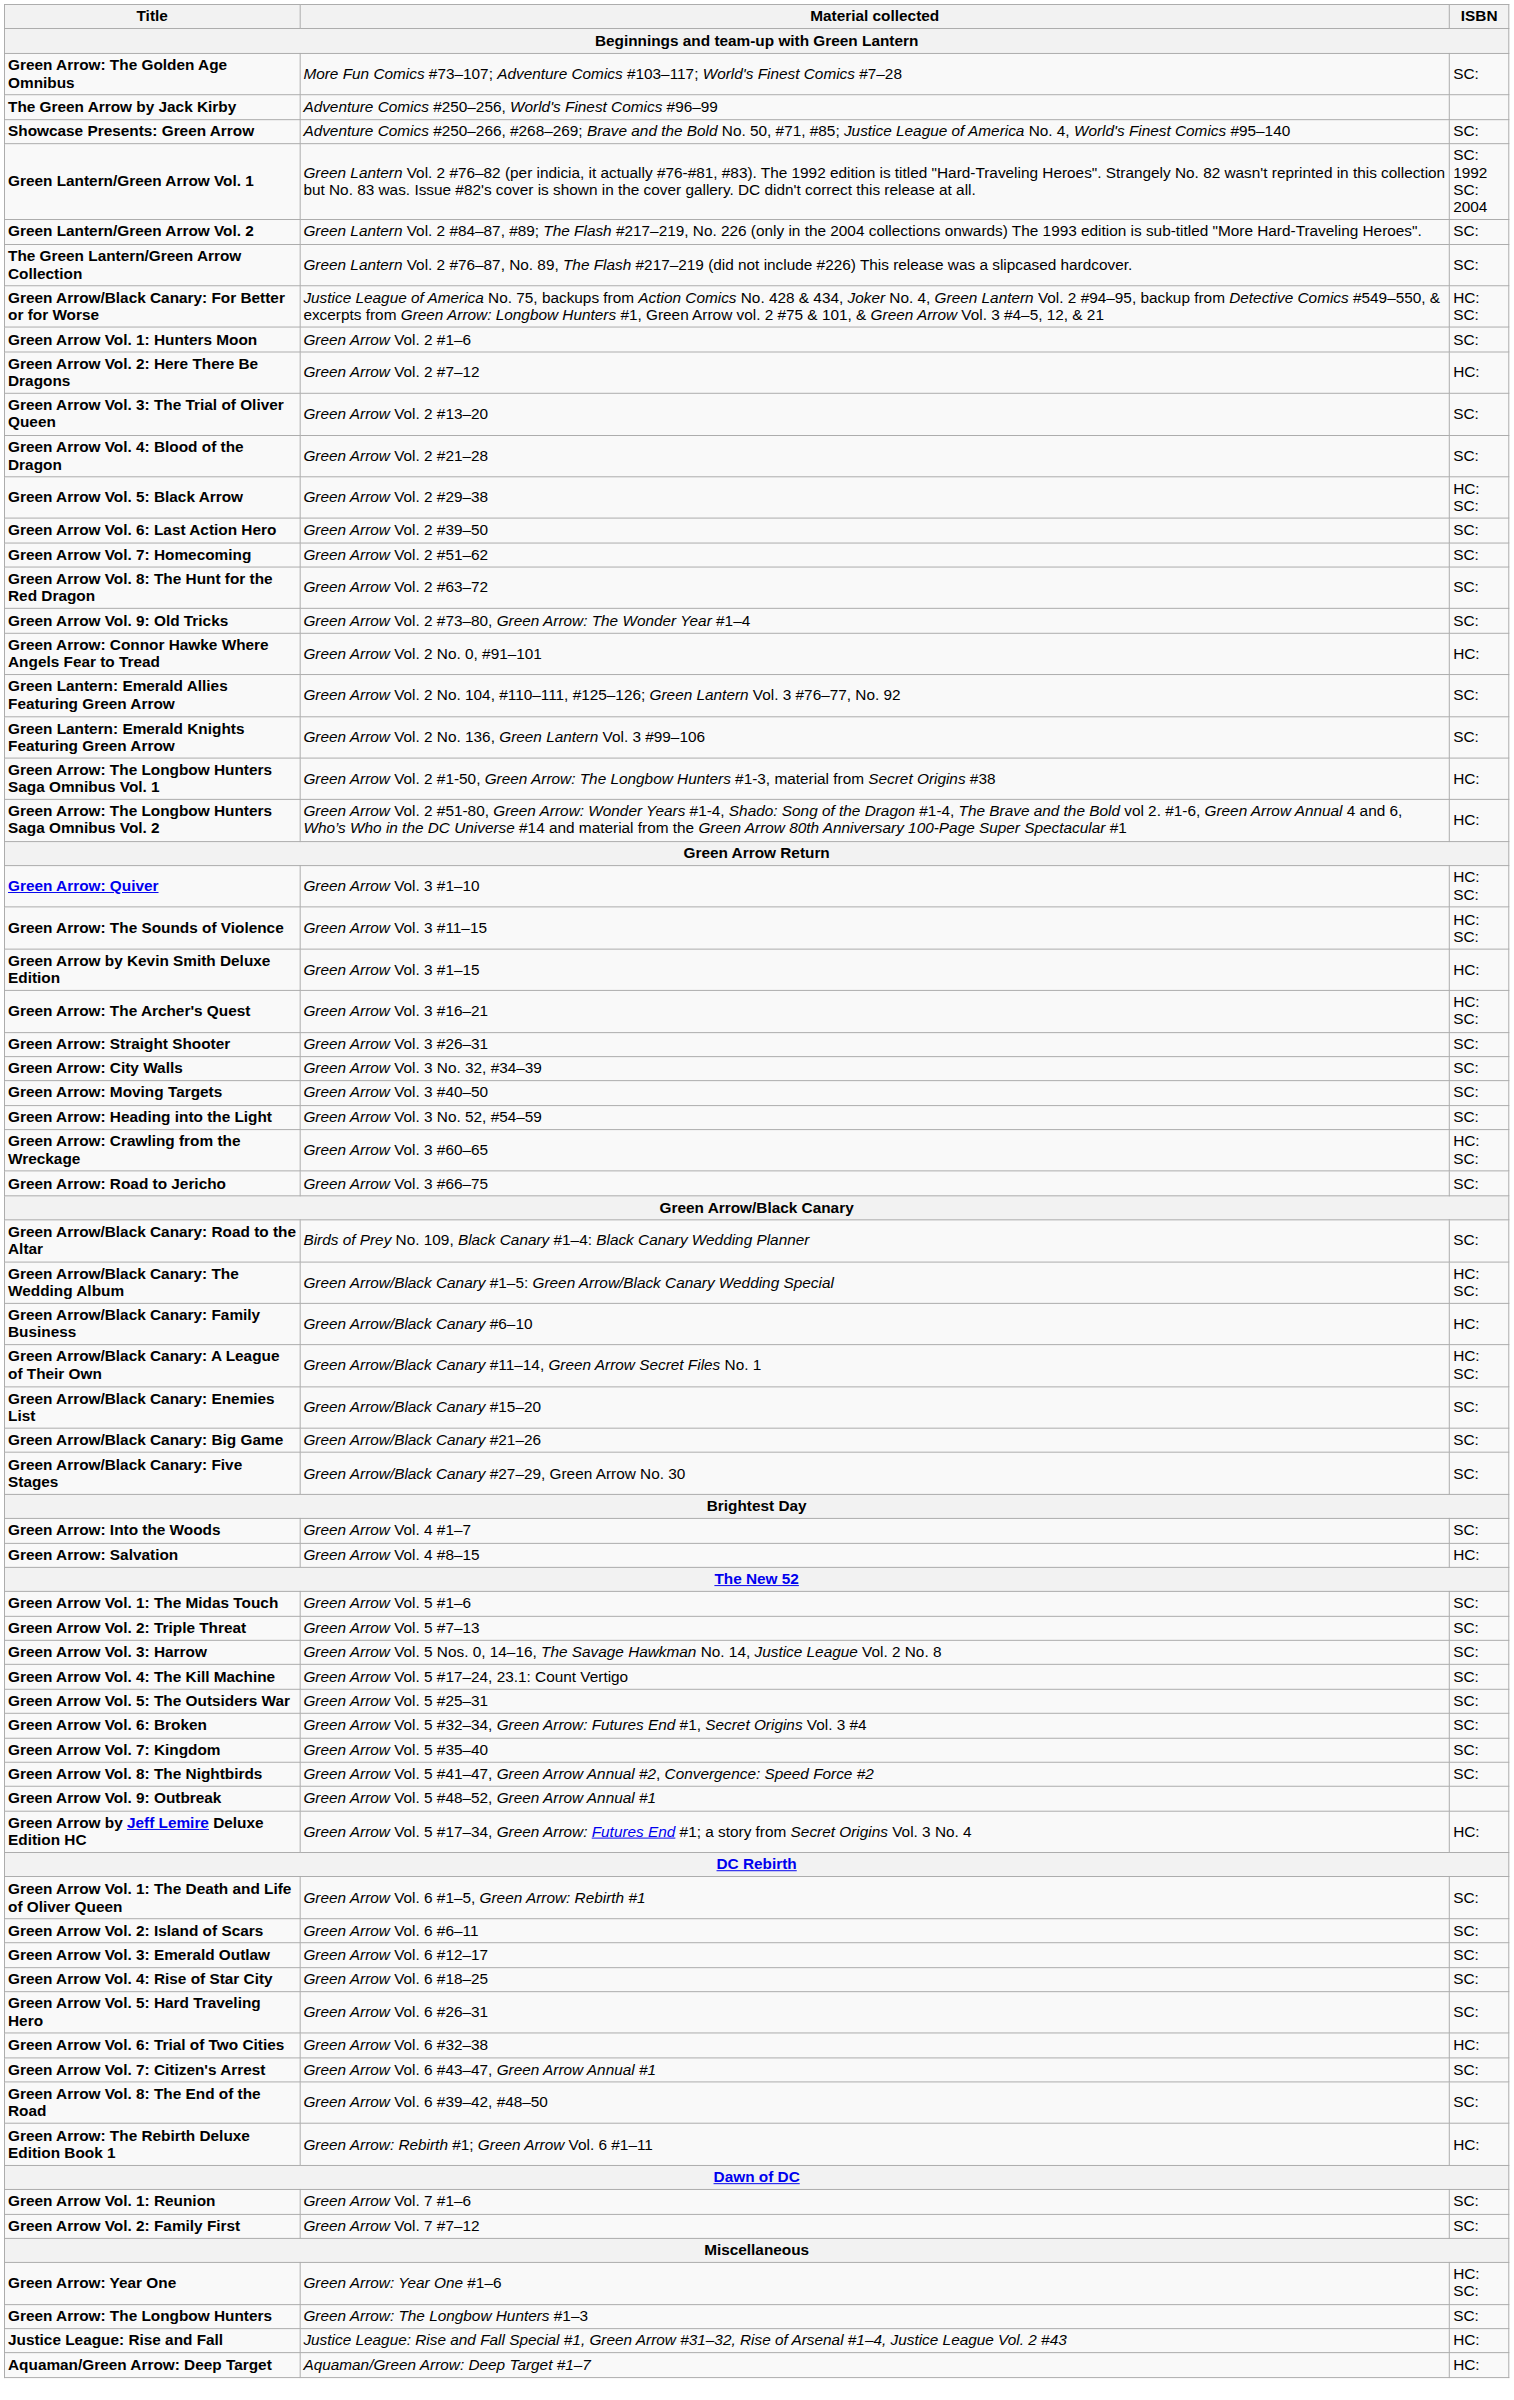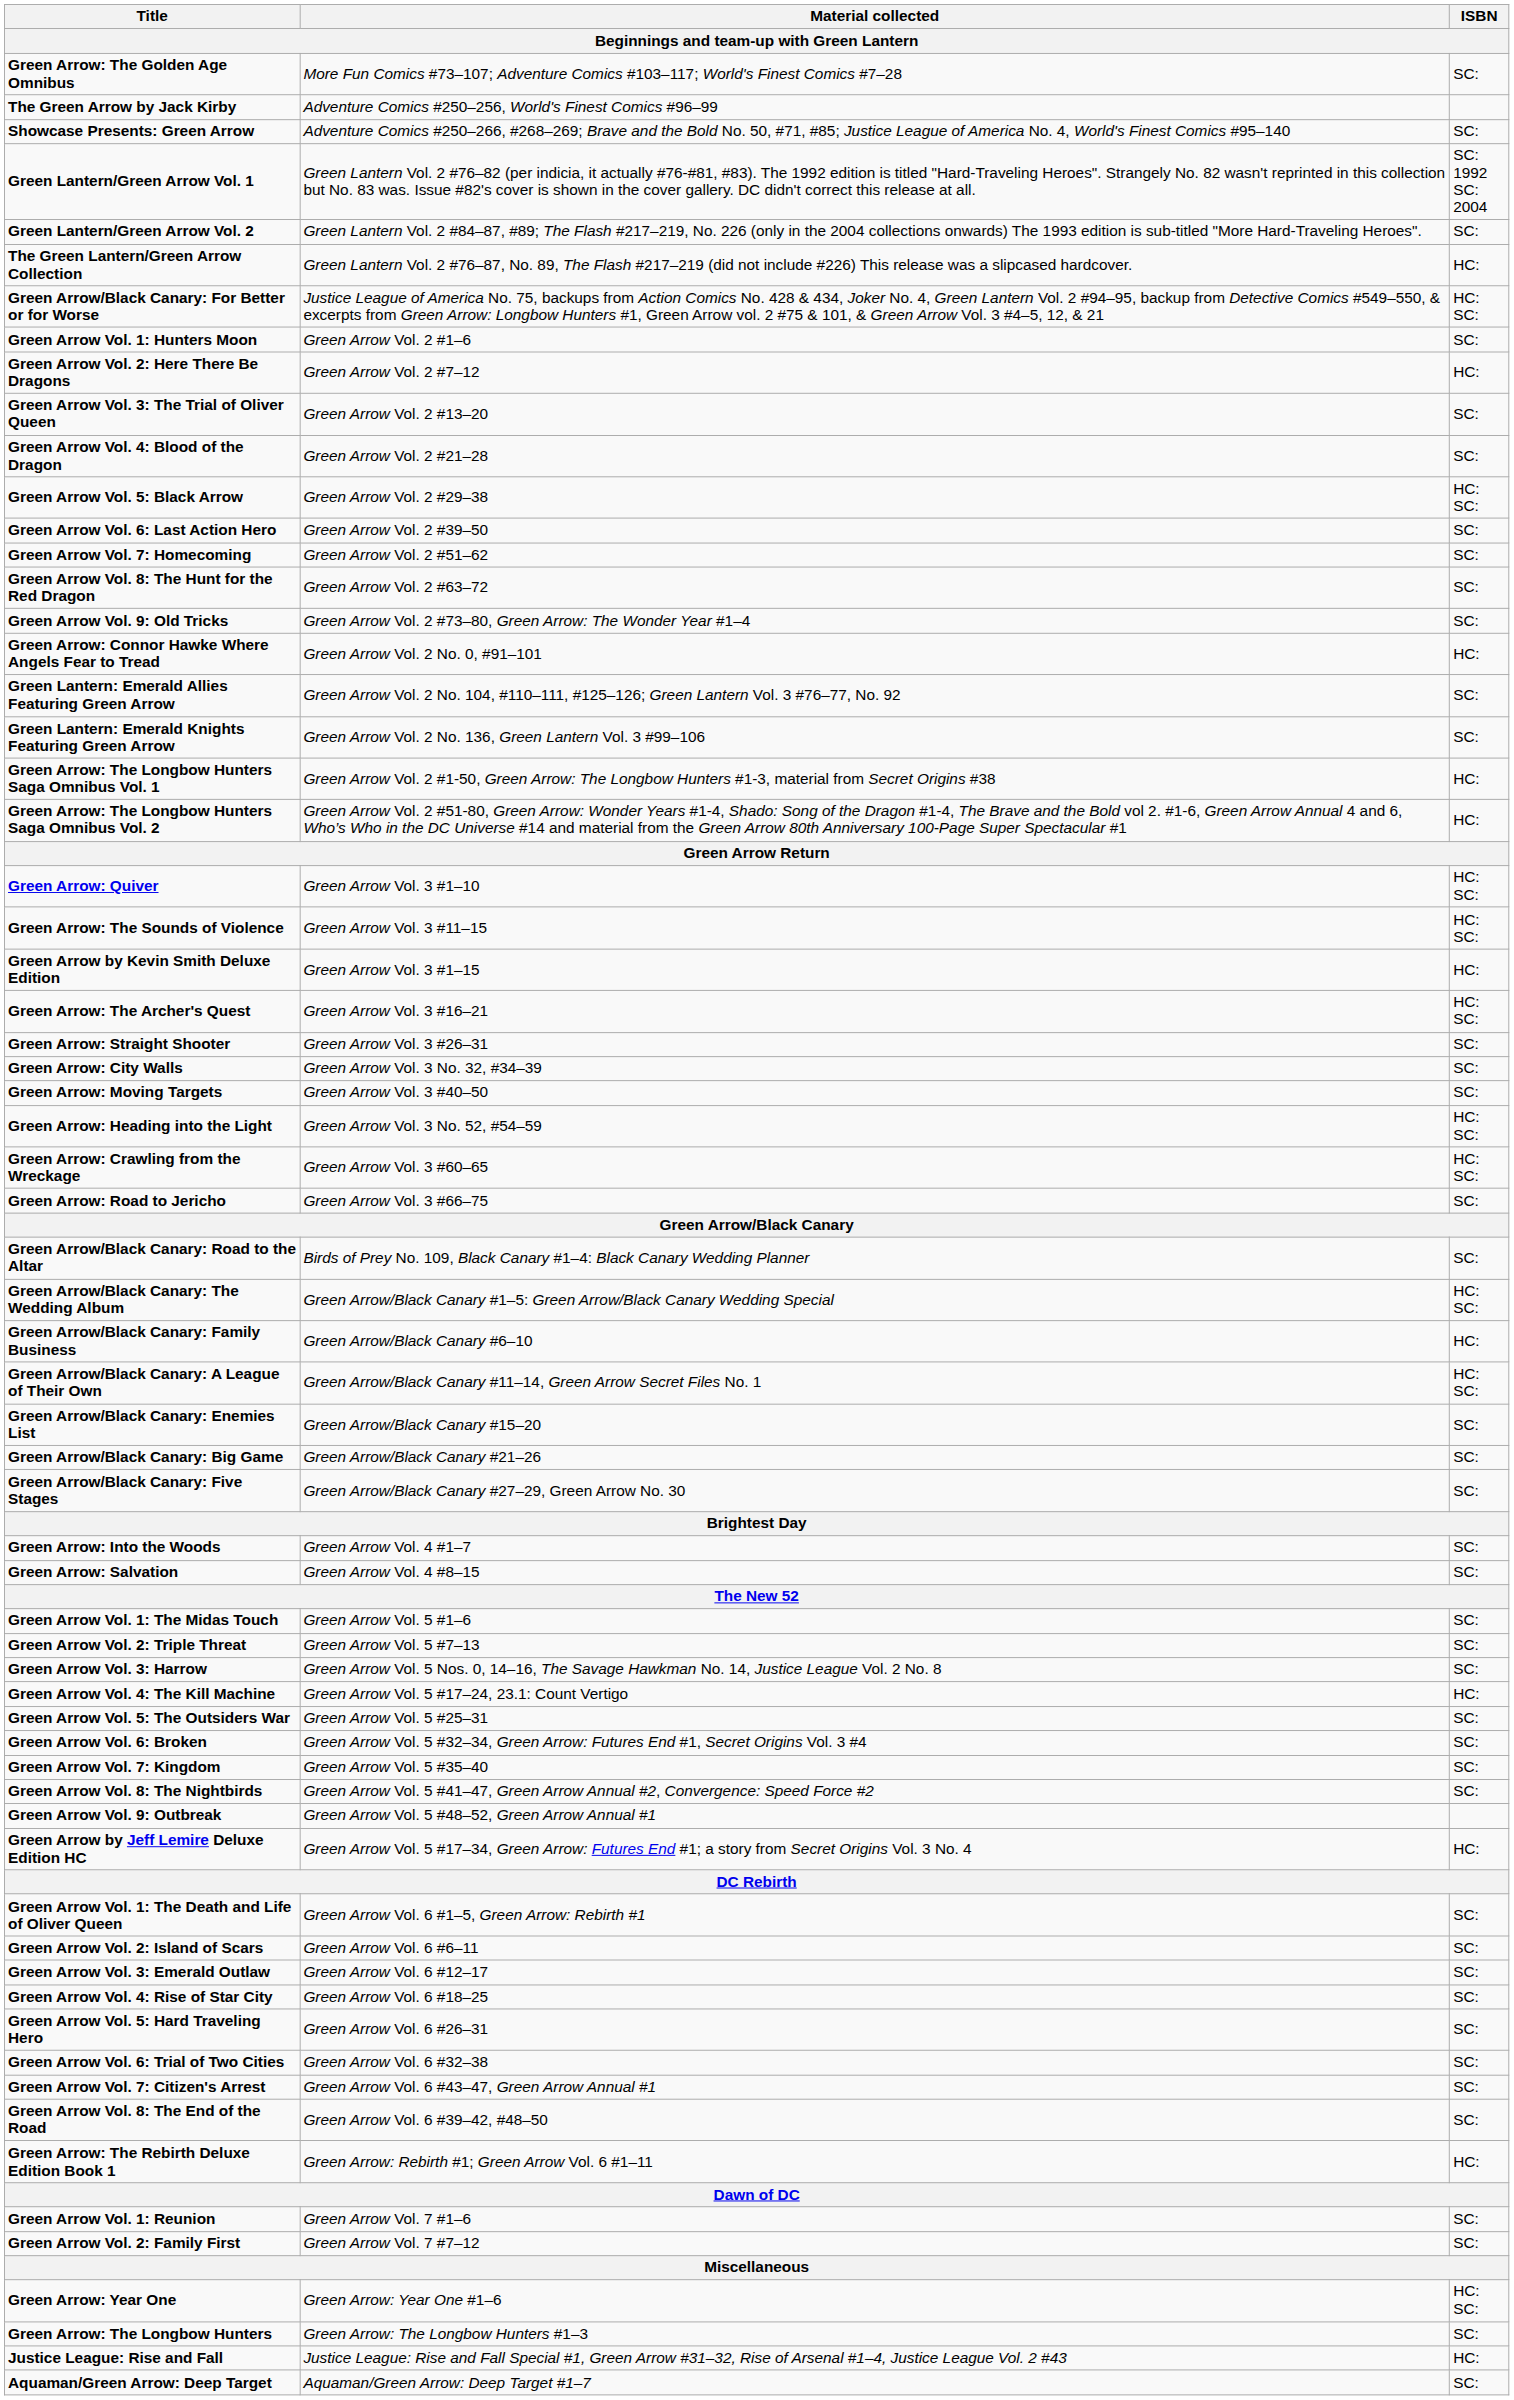(1466, 264) SC: -> (1466, 264) HC:
(1466, 1117) SC: -> (1466, 1126) HC: SC:
(1466, 1555) HC: -> (1466, 1572) SC:
(1466, 1676) SC: -> (1466, 1694) HC:
(1466, 2045) HC: -> (1466, 2062) SC:
(1466, 2365) HC: -> (1466, 2382) SC:
